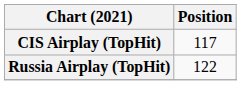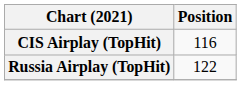(205, 42) 117 -> (205, 42) 116
